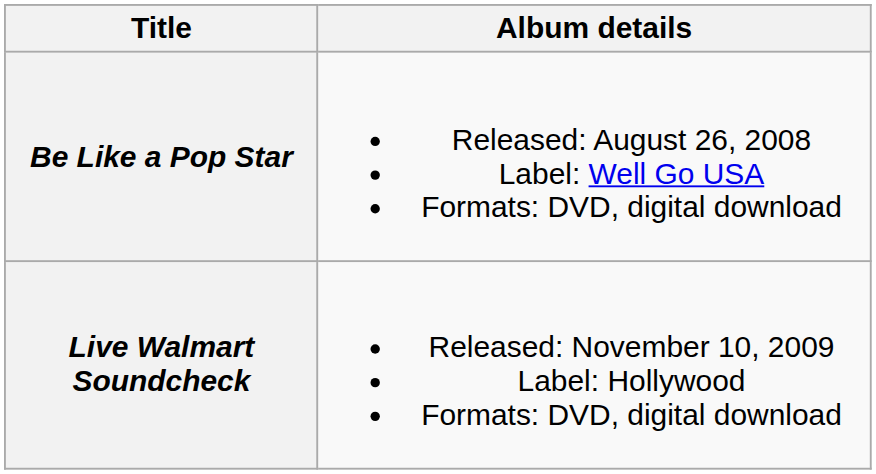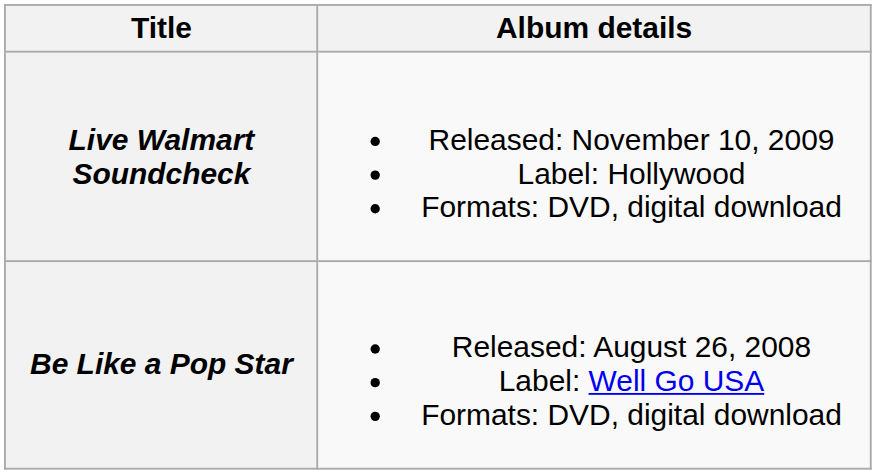rows swapped: (161, 156) <-> (161, 364)
